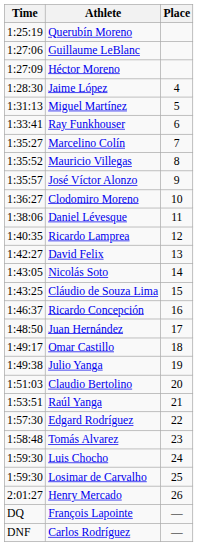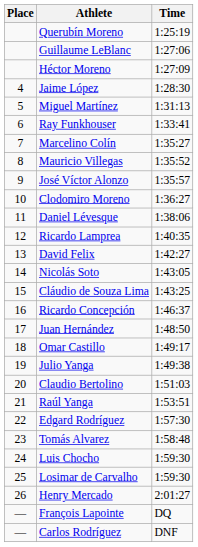columns swapped: (177, 13) <-> (25, 13)
